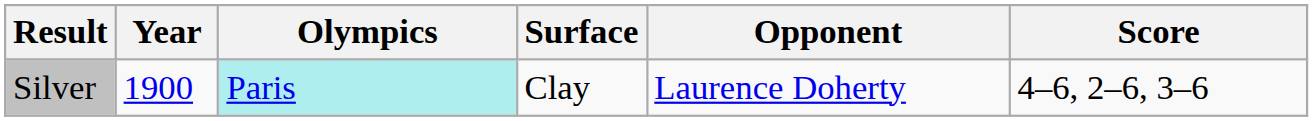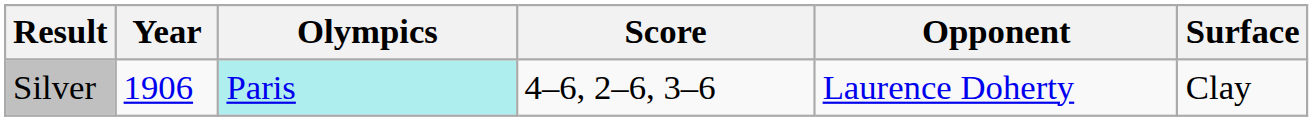columns swapped: (581, 32) <-> (1159, 32)
(158, 87) 1900 -> (158, 87) 1906
